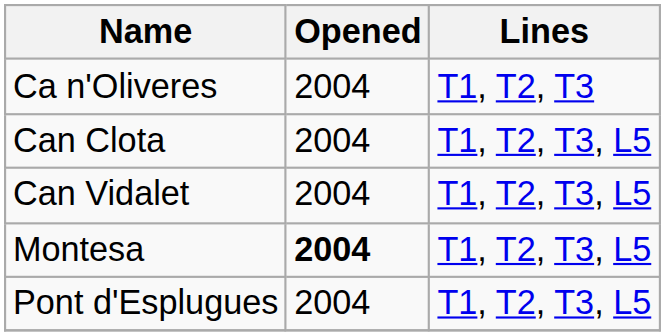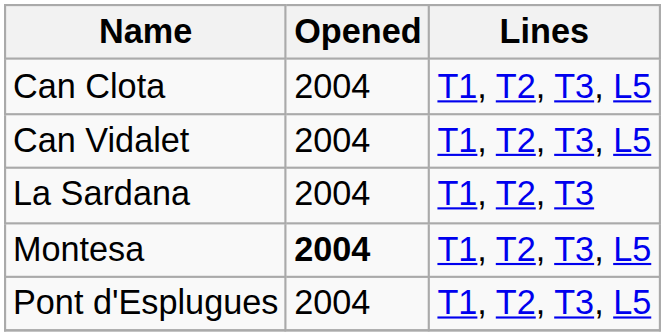- row: (115, 85)
+ row: (101, 194)
